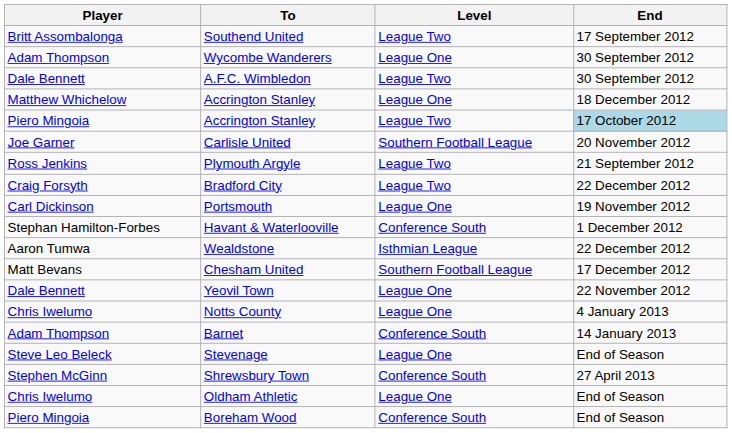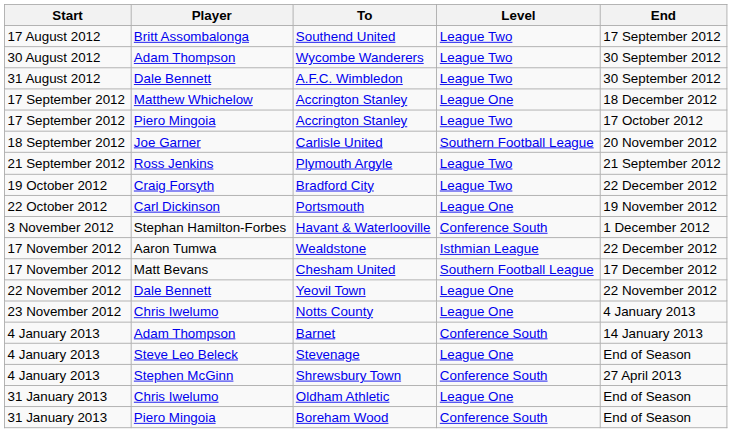+ column: (68, 15)
(415, 58) League One -> (476, 58) League Two
(626, 121) lightblue background -> (653, 121) no background
